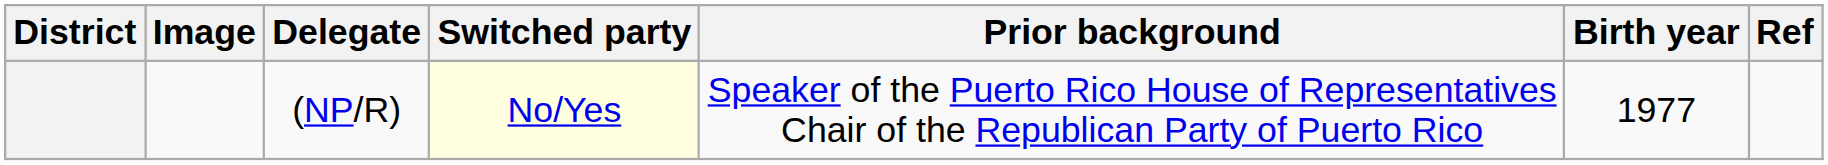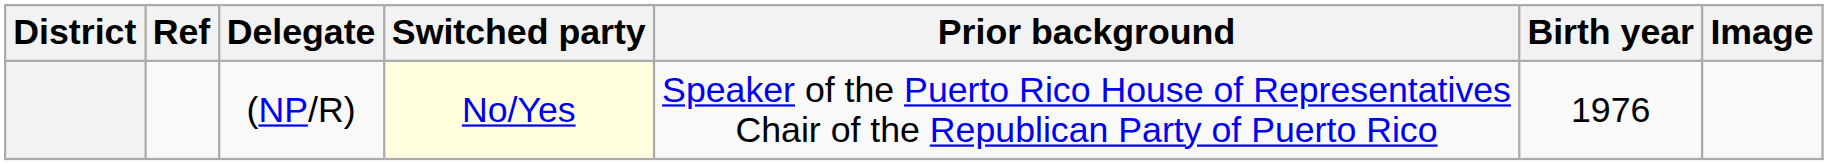columns swapped: (204, 32) <-> (1785, 32)
(1656, 109) 1977 -> (1611, 109) 1976
